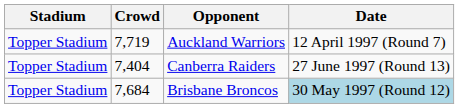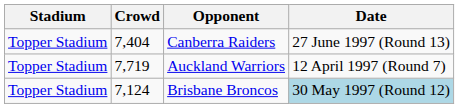rows swapped: (226, 41) <-> (221, 66)
(132, 90) 7,684 -> (132, 90) 7,124
